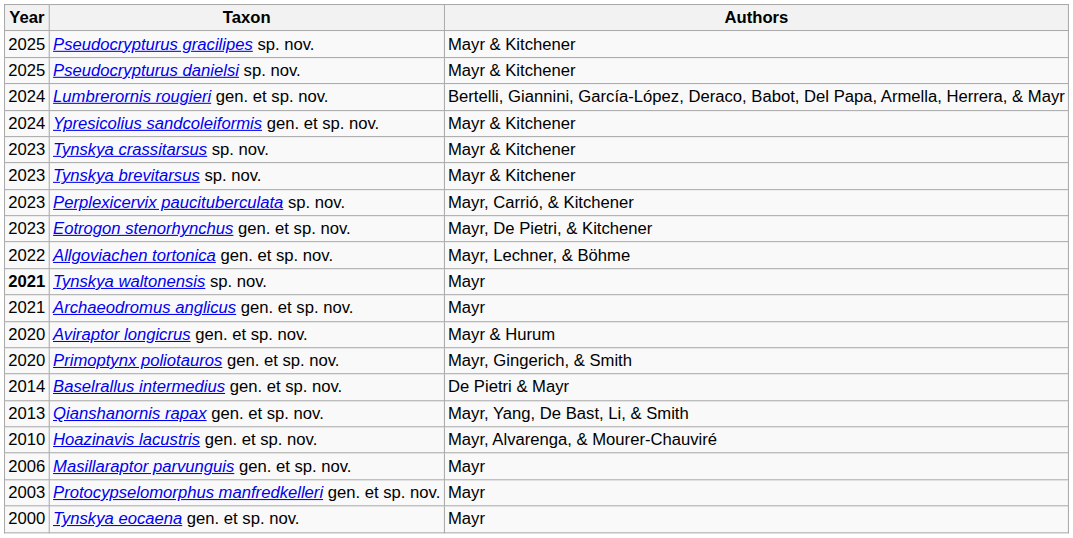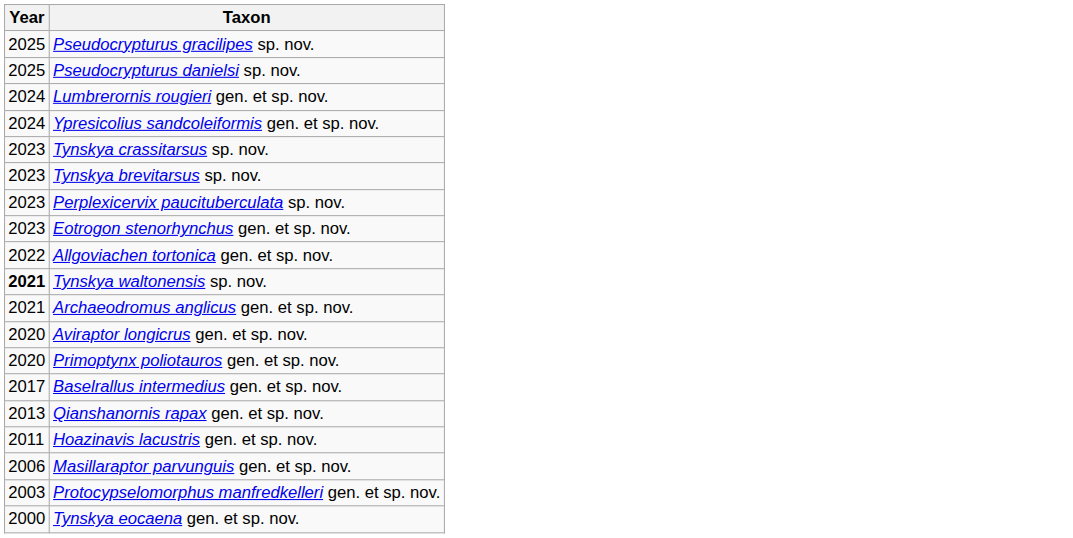- column: (756, 17)
(27, 387) 2014 -> (27, 387) 2017
(27, 439) 2010 -> (26, 439) 2011
